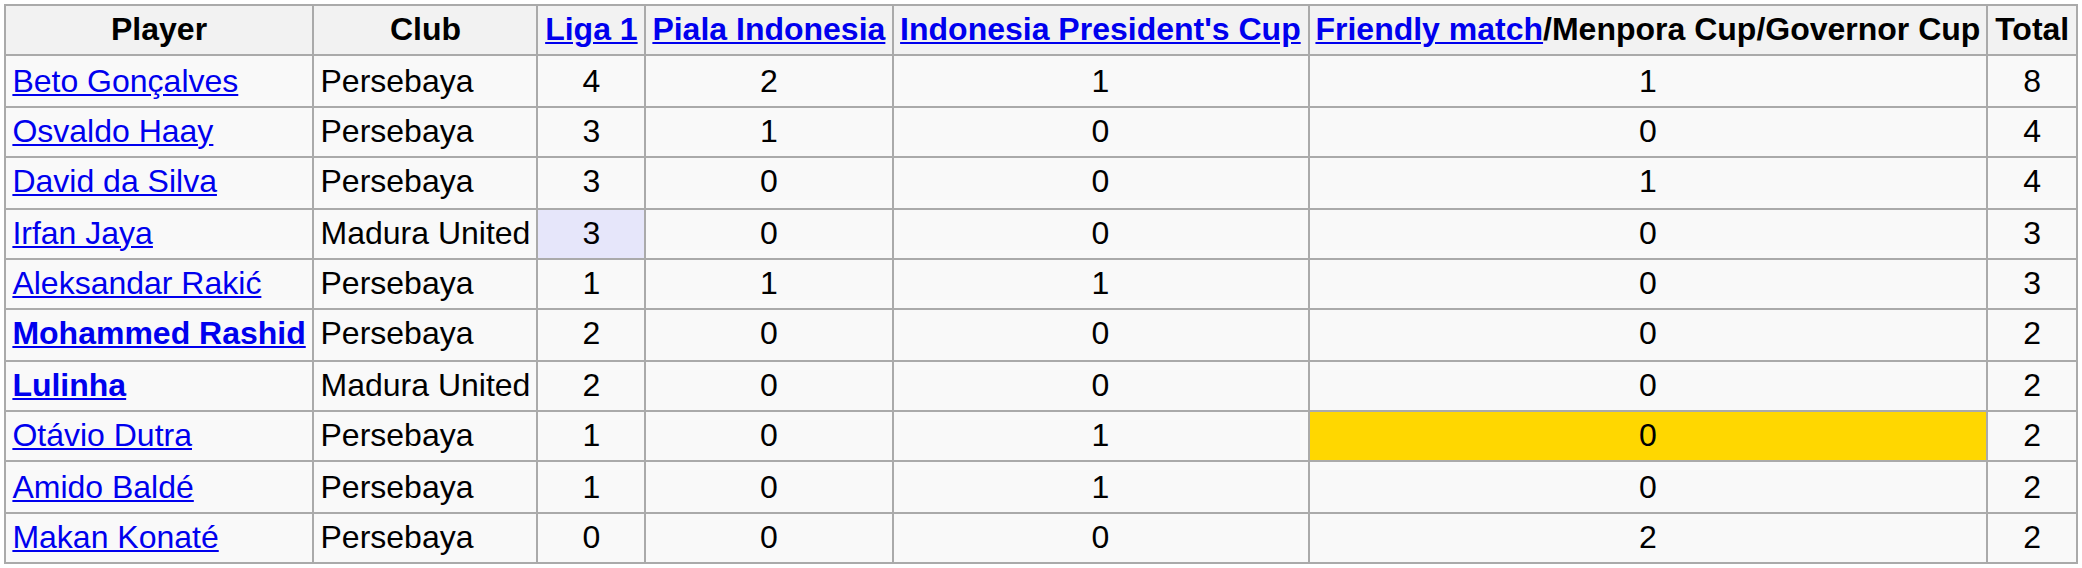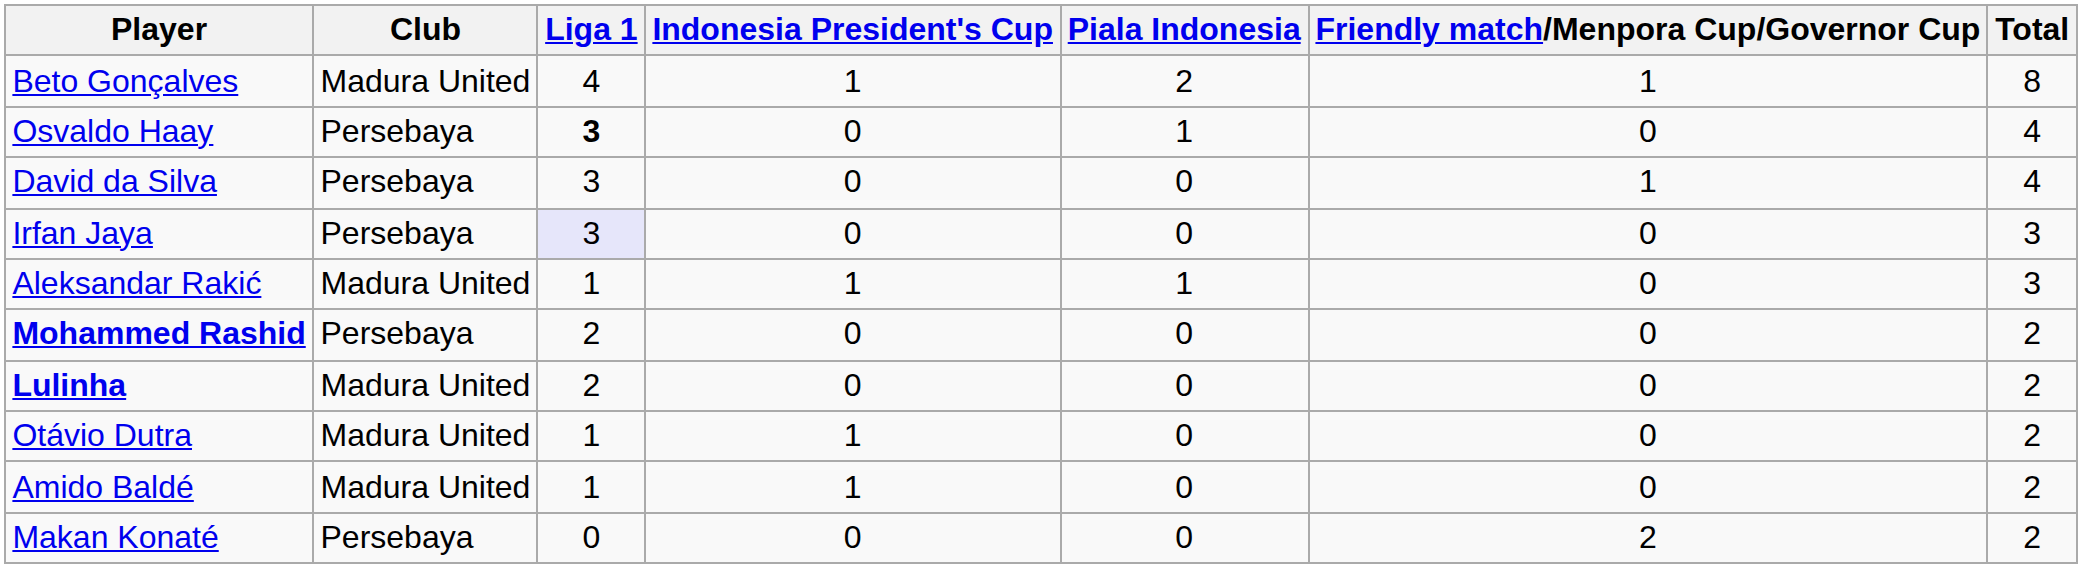columns swapped: (769, 29) <-> (1100, 29)
(397, 80) Persebaya -> (425, 80) Madura United
(591, 131) normal -> (591, 131) bold
(425, 232) Madura United -> (397, 232) Persebaya
(397, 283) Persebaya -> (425, 283) Madura United
(397, 435) Persebaya -> (425, 435) Madura United
(1648, 435) gold background -> (1648, 435) no background
(397, 486) Persebaya -> (425, 486) Madura United
